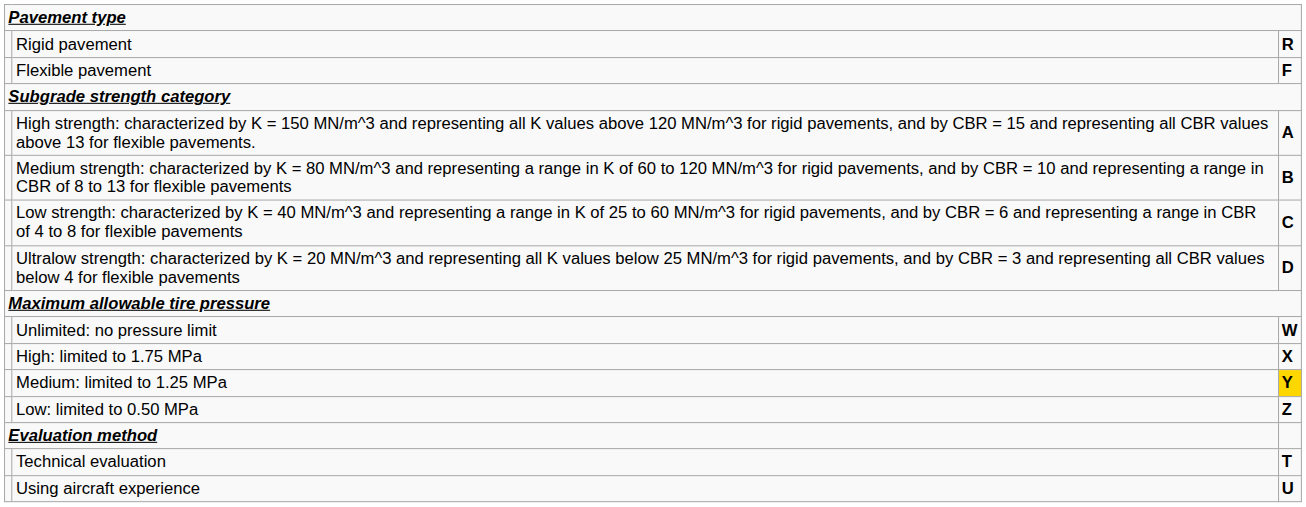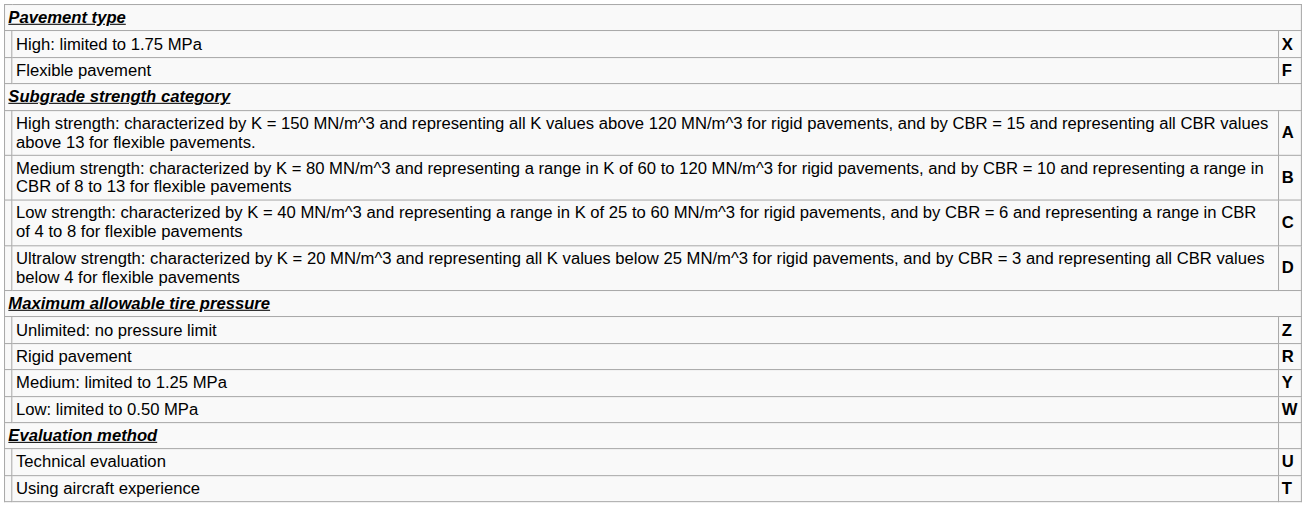rows swapped: (74, 44) <-> (109, 356)
(1290, 330) W -> (1287, 330) Z
(1287, 382) gold background -> (1287, 382) no background
(1287, 409) Z -> (1290, 409) W
(1287, 462) T -> (1288, 462) U
(1288, 488) U -> (1287, 488) T
